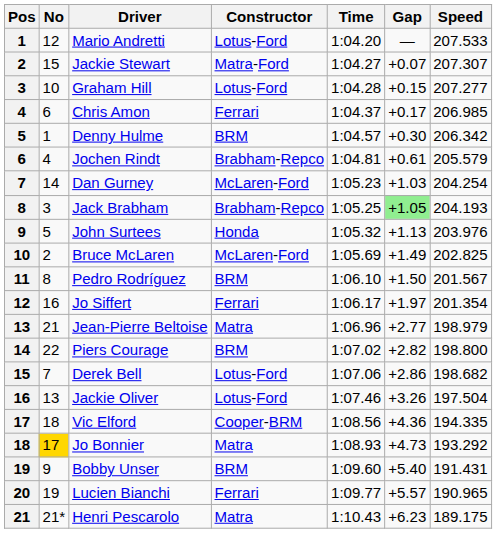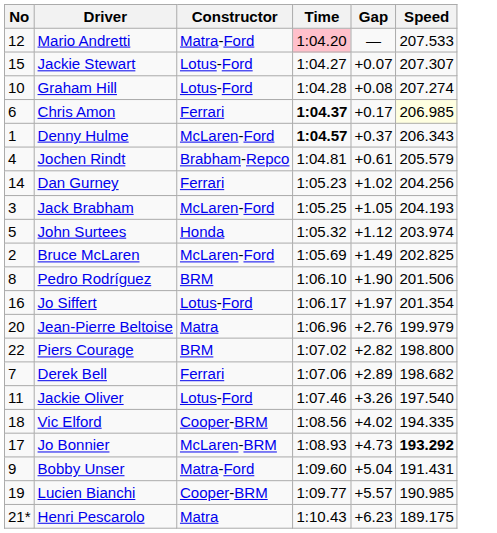- column: (22, 17)
(251, 40) Lotus-Ford -> (217, 40) Matra-Ford
(356, 40) no background -> (322, 40) pink background
(252, 64) Matra-Ford -> (216, 64) Lotus-Ford
(407, 88) +0.15 -> (373, 88) +0.08
(460, 88) 207.277 -> (427, 88) 207.274
(356, 112) normal -> (322, 112) bold
(460, 112) no background -> (427, 112) lightyellow background
(231, 136) BRM -> (227, 136) McLaren-Ford
(356, 136) normal -> (322, 136) bold
(407, 136) +0.30 -> (373, 136) +0.37
(460, 136) 206.342 -> (427, 136) 206.343
(262, 183) McLaren-Ford -> (202, 183) Ferrari
(407, 183) +1.03 -> (373, 183) +1.02
(460, 183) 204.254 -> (427, 183) 204.256
(269, 207) Brabham-Repco -> (227, 207) McLaren-Ford
(407, 207) lightgreen background -> (373, 207) no background
(407, 231) +1.13 -> (373, 231) +1.12
(460, 231) 203.976 -> (427, 231) 203.974
(407, 279) +1.50 -> (373, 279) +1.90
(460, 279) 201.567 -> (427, 279) 201.506
(237, 302) Ferrari -> (216, 302) Lotus-Ford
(51, 326) 21 -> (16, 326) 20
(407, 326) +2.77 -> (373, 326) +2.76
(460, 326) 198.979 -> (427, 326) 199.979
(251, 374) Lotus-Ford -> (202, 374) Ferrari
(407, 374) +2.86 -> (373, 374) +2.89
(51, 398) 13 -> (16, 398) 11
(460, 398) 197.504 -> (427, 398) 197.540
(407, 422) +4.36 -> (373, 422) +4.02
(51, 445) gold background -> (16, 445) no background
(234, 445) Matra -> (228, 445) McLaren-BRM
(460, 445) normal -> (427, 445) bold
(231, 469) BRM -> (217, 469) Matra-Ford
(407, 469) +5.40 -> (373, 469) +5.04
(237, 493) Ferrari -> (224, 493) Cooper-BRM
(460, 493) 190.965 -> (427, 493) 190.985
